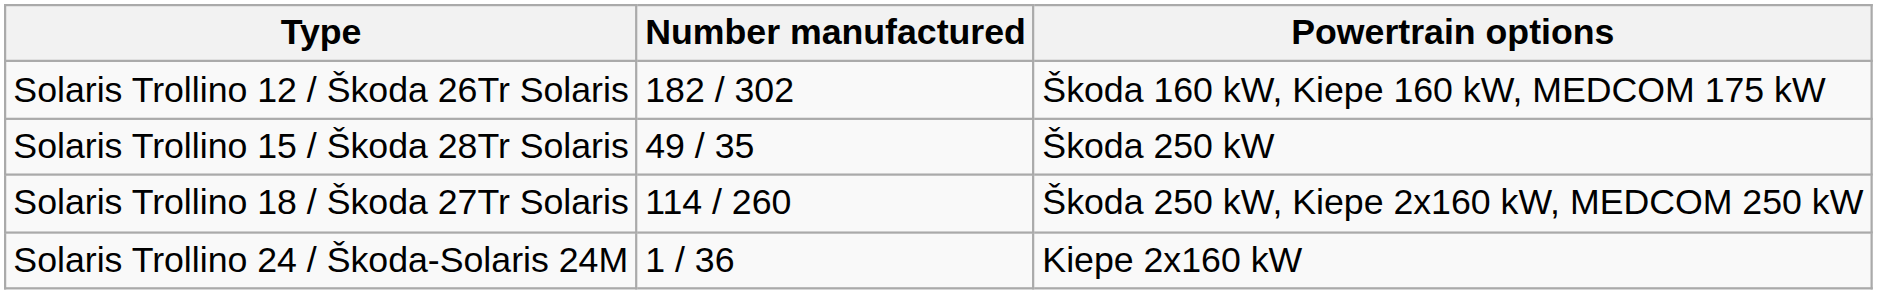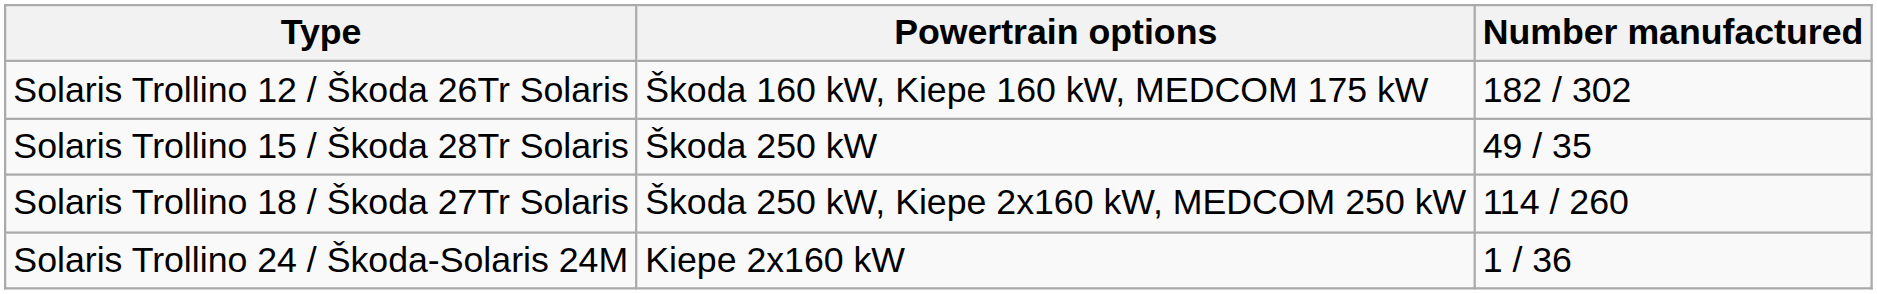columns swapped: (836, 32) <-> (1453, 32)
